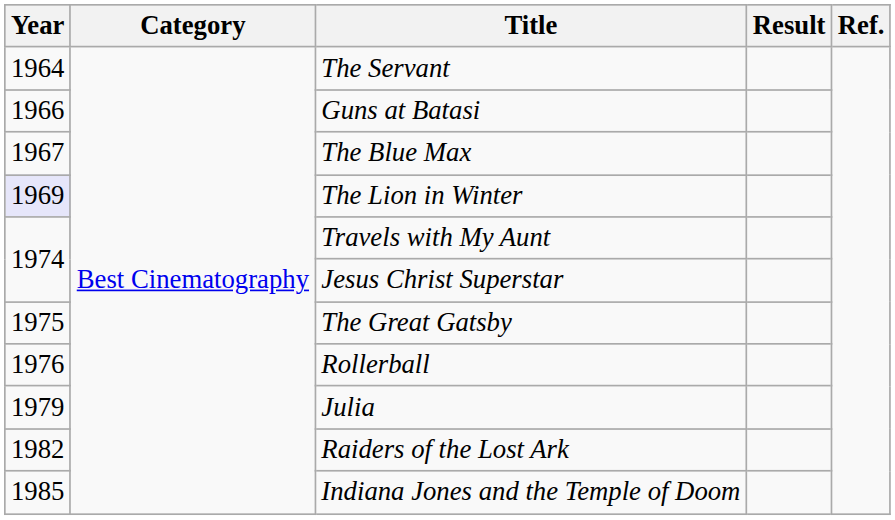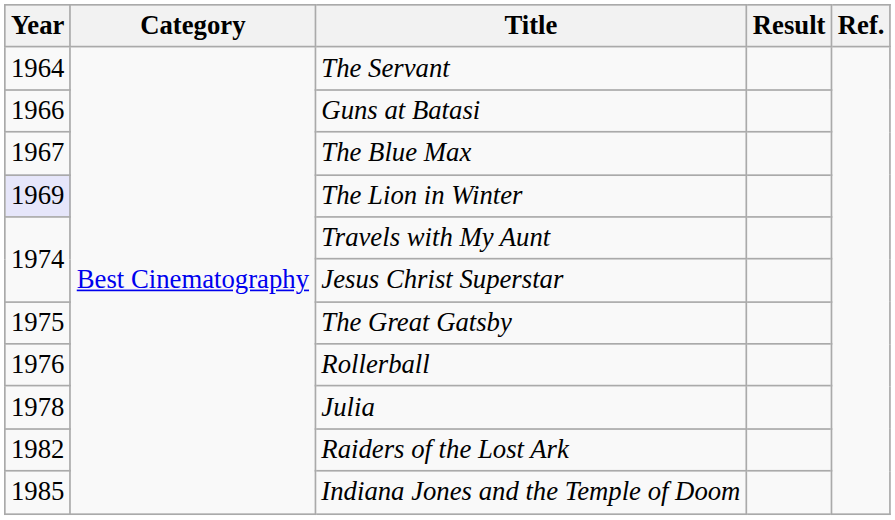(38, 407) 1979 -> (38, 407) 1978
